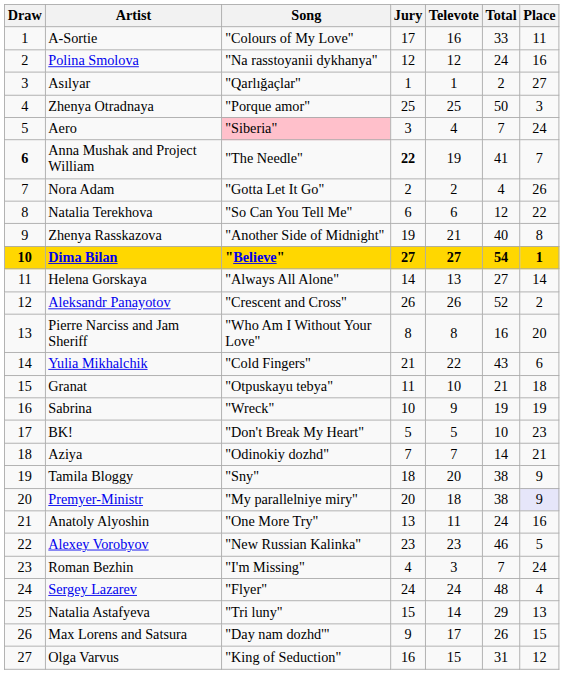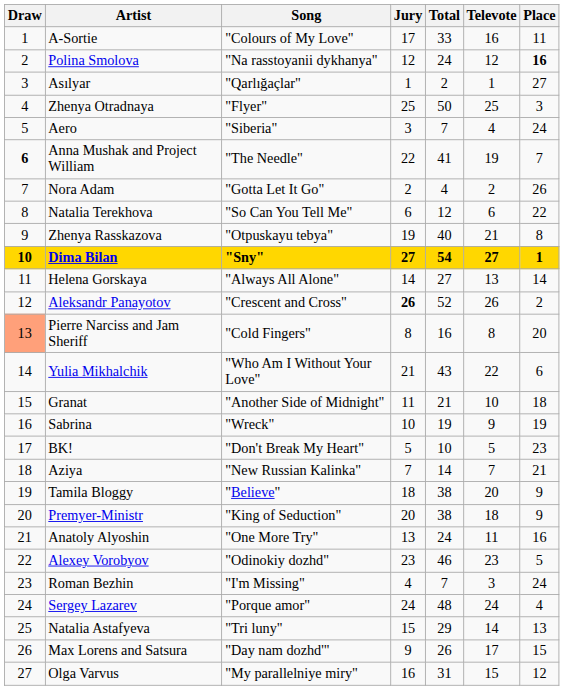columns swapped: (454, 15) <-> (501, 15)
(539, 60) normal -> (539, 60) bold
(268, 106) "Porque amor" -> (246, 106) "Flyer"
(251, 128) pink background -> (251, 128) no background
(408, 159) bold -> (408, 159) normal
(305, 235) "Another Side of Midnight" -> (279, 235) "Otpuskayu tebya"
(255, 257) "Believe" -> (245, 257) "Sny"
(408, 302) normal -> (408, 302) bold
(25, 333) no background -> (25, 333) lightsalmon background
(298, 333) "Who Am I Without Your Love" -> (268, 333) "Cold Fingers"
(268, 364) "Cold Fingers" -> (298, 372) "Who Am I Without Your Love"
(279, 386) "Otpuskayu tebya" -> (305, 402) "Another Side of Midnight"
(277, 454) "Odinokiy dozhd" -> (293, 470) "New Russian Kalinka"
(242, 476) "Sny" -> (253, 492) "Believe"
(292, 499) "My parallelniye miry" -> (283, 515) "King of Seduction"
(539, 499) lavender background -> (539, 515) no background
(293, 544) "New Russian Kalinka" -> (277, 560) "Odinokiy dozhd"
(246, 589) "Flyer" -> (268, 605) "Porque amor"
(283, 657) "King of Seduction" -> (292, 673) "My parallelniye miry"
